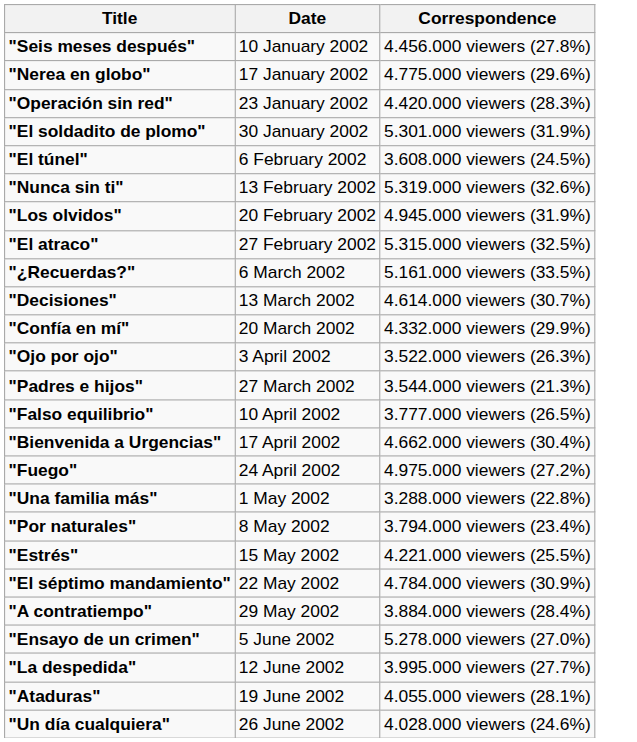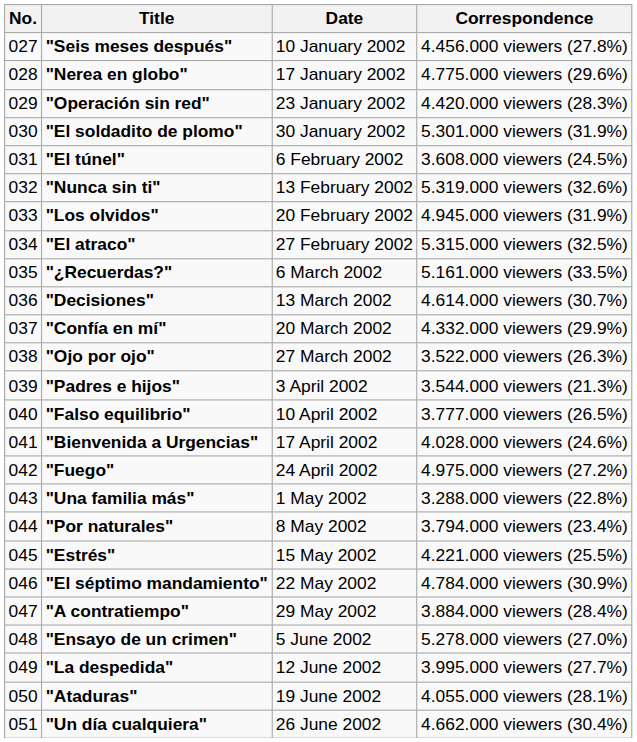+ column: (23, 18)
(285, 356) 3 April 2002 -> (334, 356) 27 March 2002
(297, 384) 27 March 2002 -> (322, 384) 3 April 2002
(487, 441) 4.662.000 viewers (30.4%) -> (524, 441) 4.028.000 viewers (24.6%)
(487, 723) 4.028.000 viewers (24.6%) -> (524, 723) 4.662.000 viewers (30.4%)
